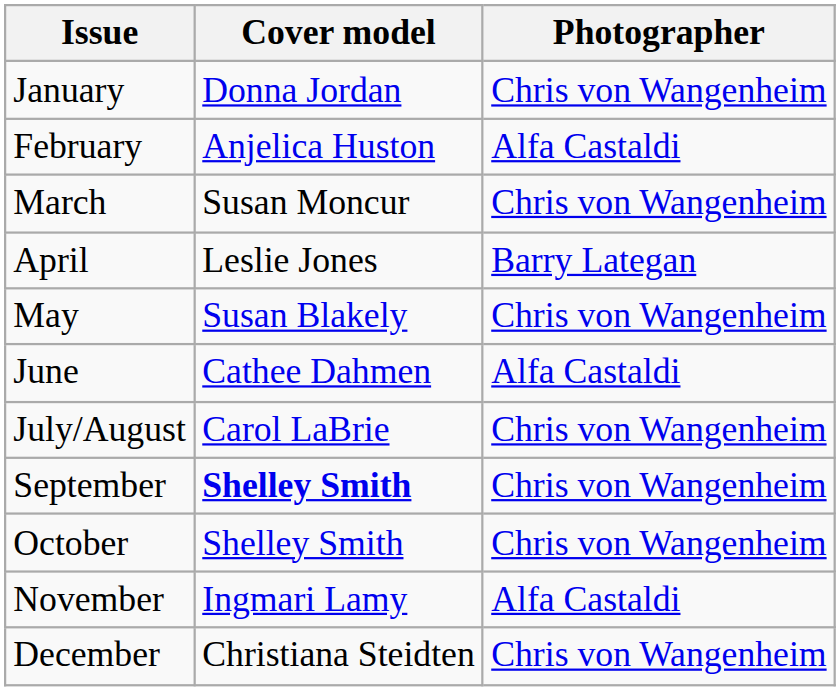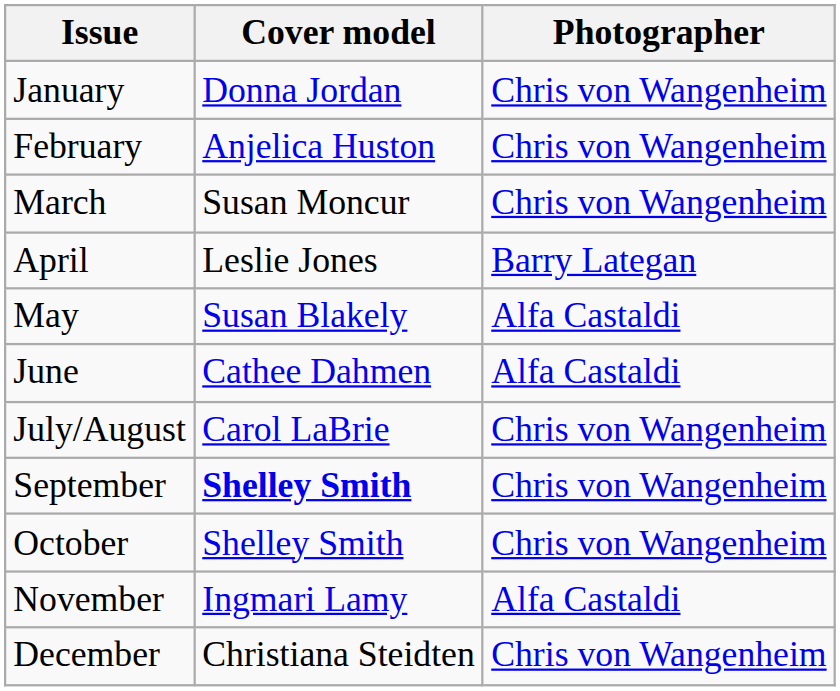(586, 145) Alfa Castaldi -> (659, 145) Chris von Wangenheim
(659, 315) Chris von Wangenheim -> (586, 315) Alfa Castaldi
